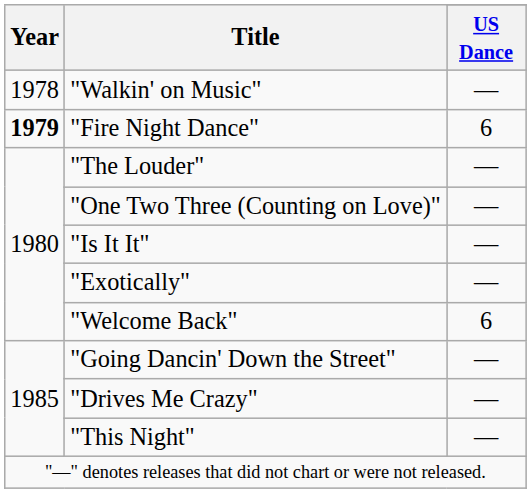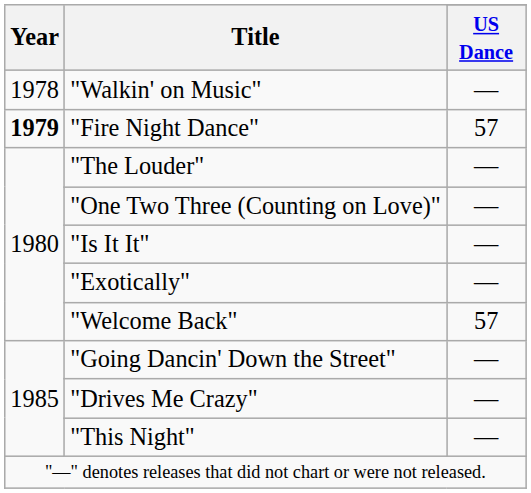(486, 128) 6 -> (486, 128) 57
(486, 321) 6 -> (486, 321) 57
